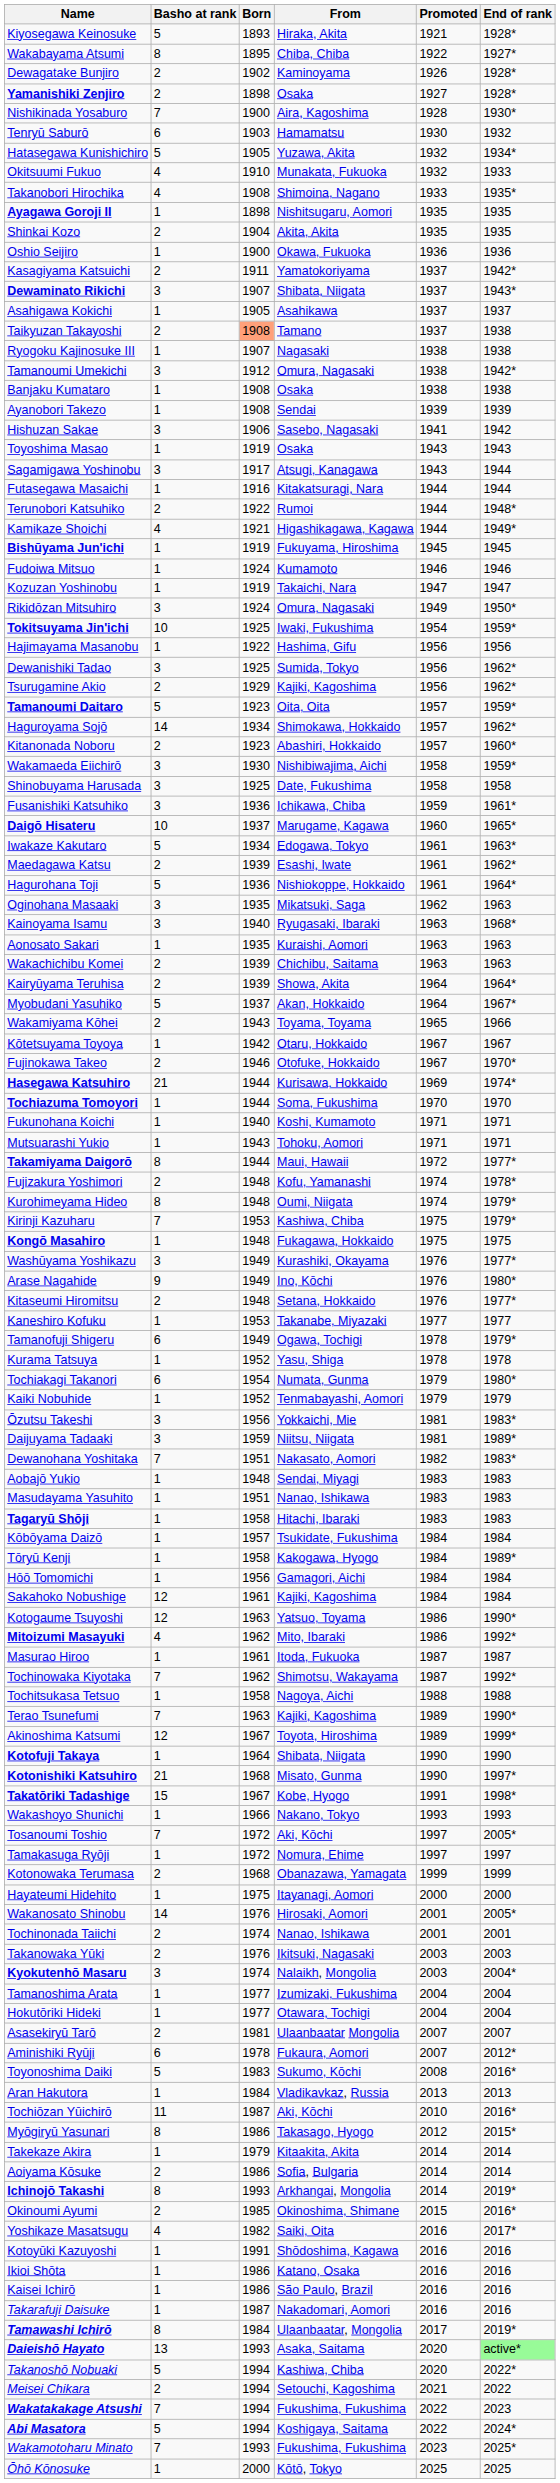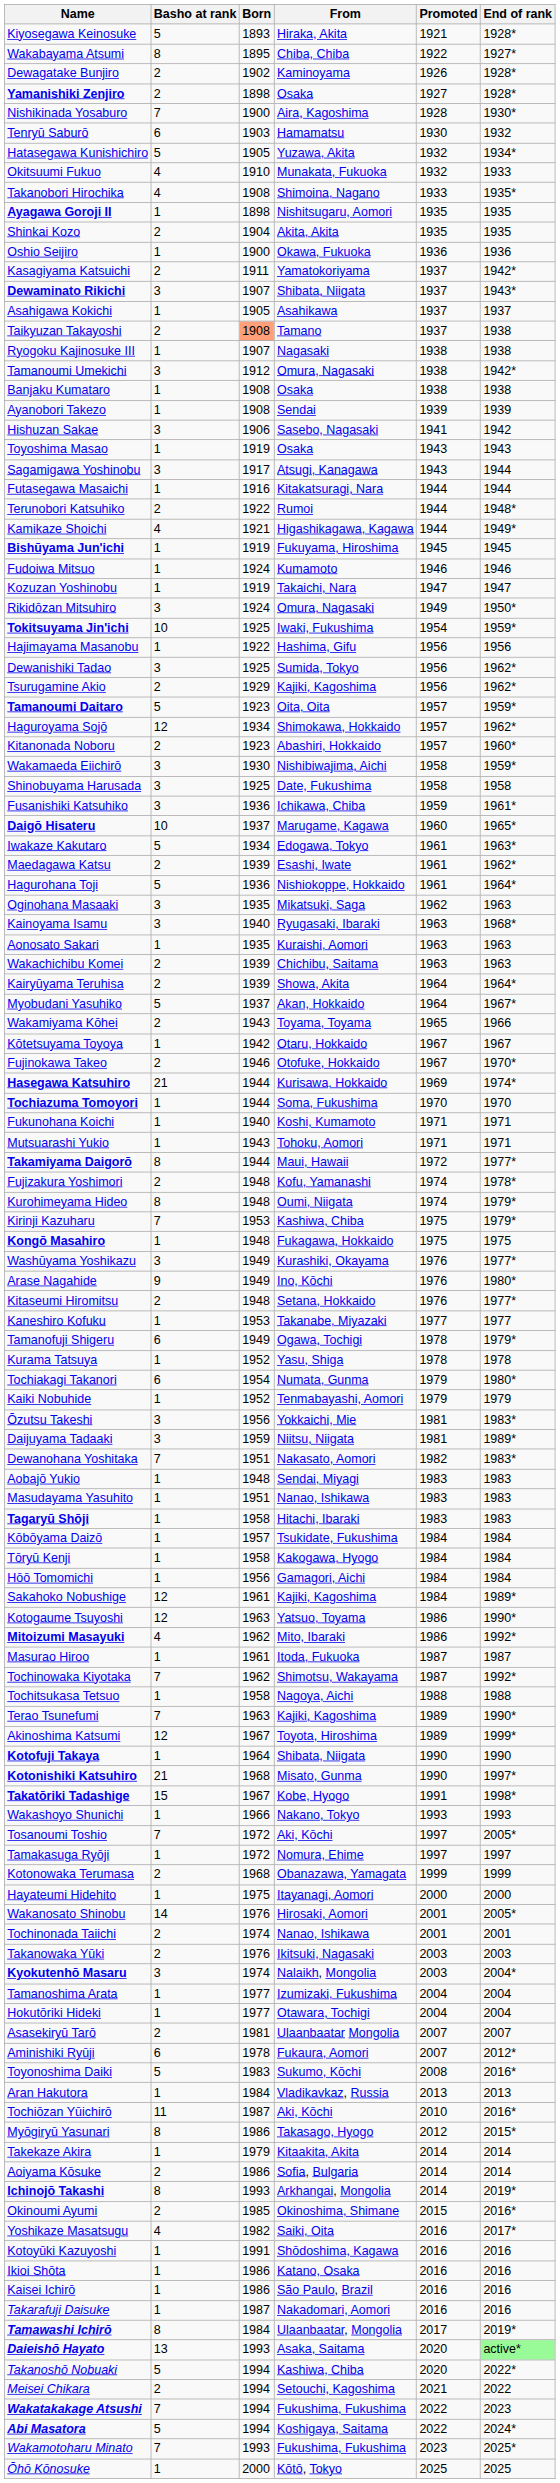(161, 726) 14 -> (161, 726) 12
(500, 1558) 1989* -> (497, 1558) 1984
(497, 1597) 1984 -> (500, 1597) 1989*
